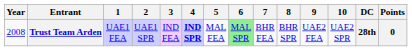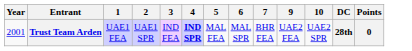- column: (288, 11)
(16, 32) 2008 -> (16, 32) 2001
(241, 32) lightgreen background -> (241, 32) no background
